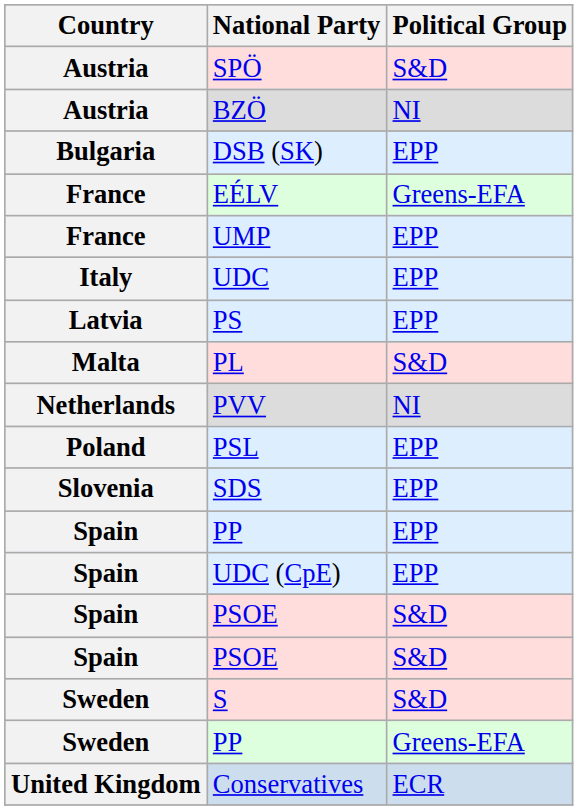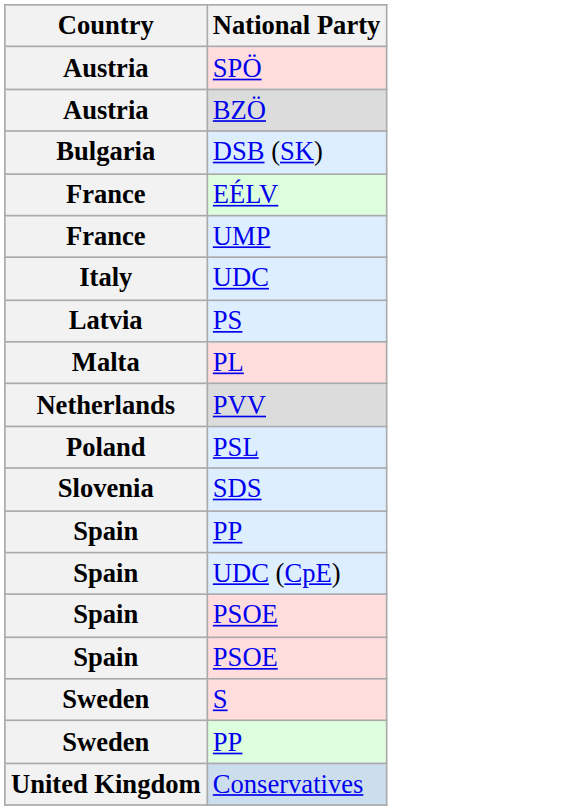- column: (480, 25)
